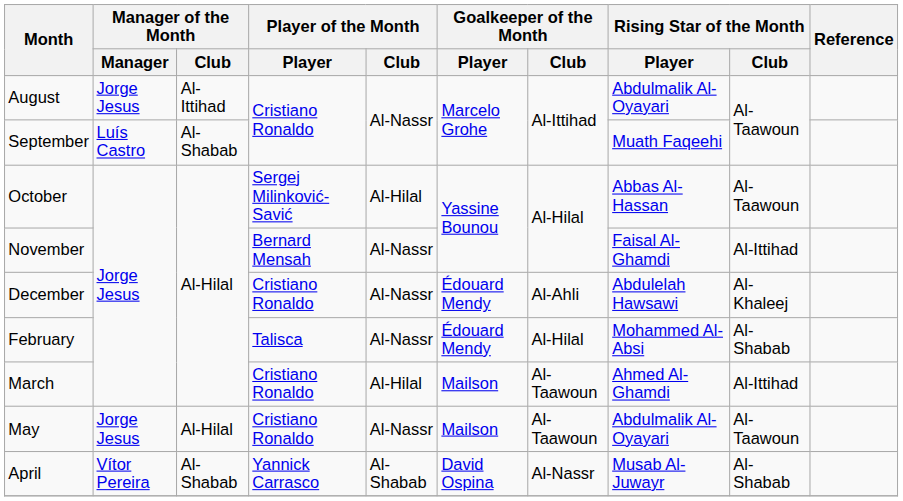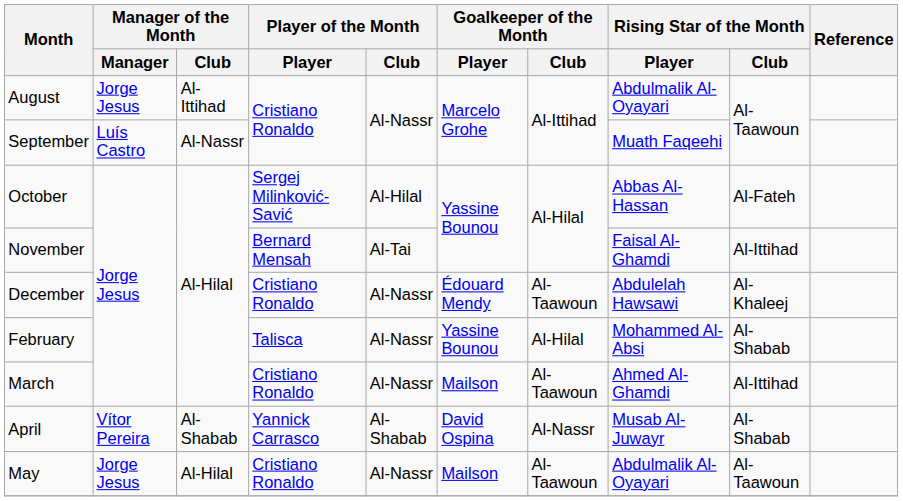(209, 142) Al-Shabab -> (212, 142) Al-Nassr
(766, 196) Al-Taawoun -> (764, 196) Al-Fateh
(401, 250) Al-Nassr -> (390, 250) Al-Tai
(555, 294) Al-Ahli -> (564, 294) Al-Taawoun
(473, 339) Édouard Mendy -> (470, 339) Yassine Bounou
(396, 384) Al-Hilal -> (401, 384) Al-Nassr
rows swapped: (25, 473) <-> (24, 428)
